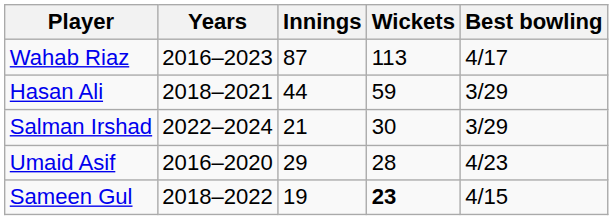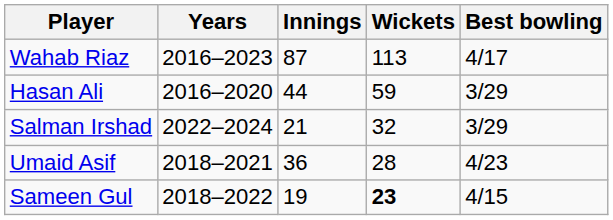(218, 92) 2018–2021 -> (218, 92) 2016–2020
(384, 127) 30 -> (384, 127) 32
(218, 162) 2016–2020 -> (218, 162) 2018–2021
(295, 162) 29 -> (295, 162) 36
